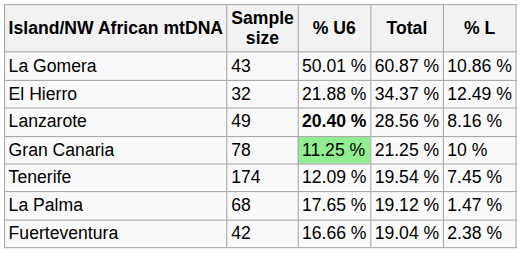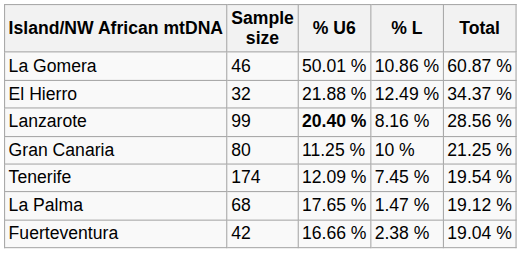columns swapped: (480, 28) <-> (407, 28)
(241, 66) 43 -> (241, 66) 46
(241, 121) 49 -> (241, 121) 99
(241, 149) 78 -> (241, 149) 80
(334, 149) lightgreen background -> (334, 149) no background
